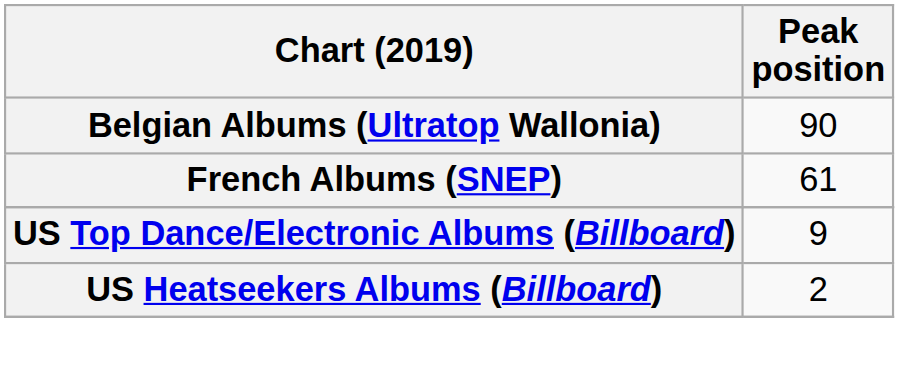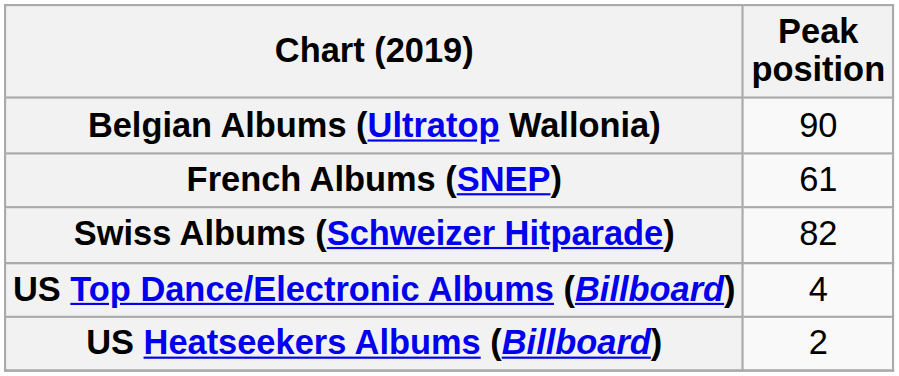+ row: (374, 234)
(818, 234) 9 -> (818, 288) 4
